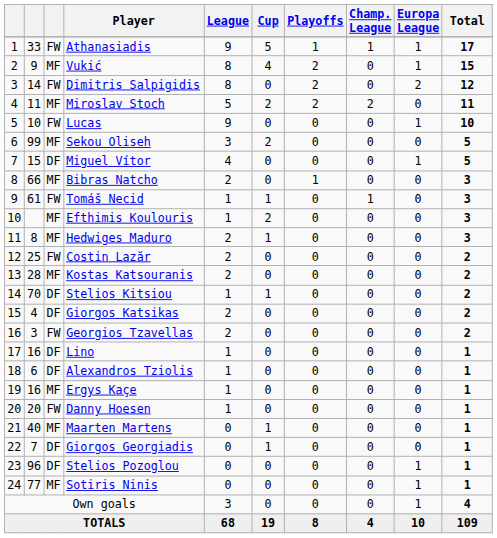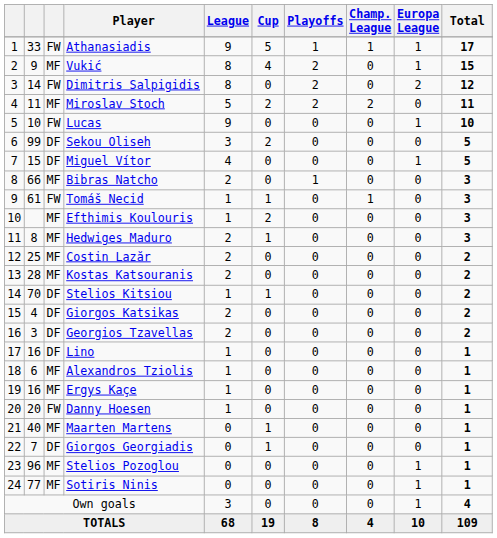(54, 142) MF -> (54, 142) DF
(54, 256) FW -> (54, 256) MF
(54, 333) FW -> (54, 333) DF
(54, 371) DF -> (54, 371) MF
(54, 466) DF -> (54, 466) MF
